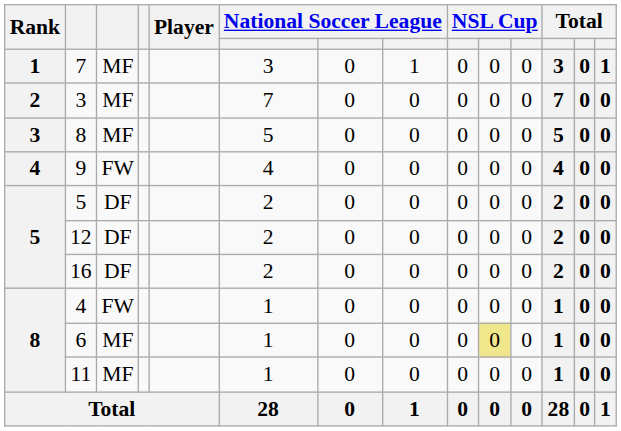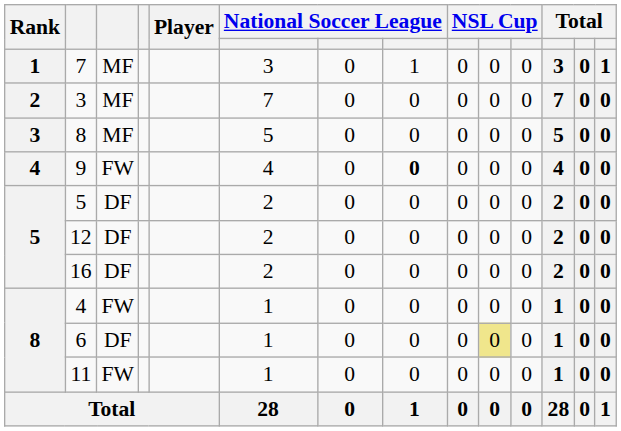(414, 168) normal -> (414, 168) bold
(118, 339) MF -> (118, 339) DF
(118, 374) MF -> (118, 374) FW
